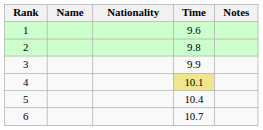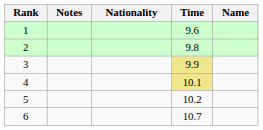columns swapped: (70, 13) <-> (236, 13)
(194, 64) no background -> (192, 64) khaki background
(194, 99) 10.4 -> (192, 99) 10.2
